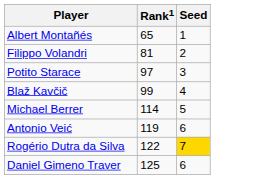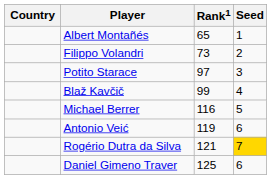+ column: (33, 15)
(147, 53) 81 -> (203, 53) 73
(150, 109) 114 -> (206, 109) 116
(150, 146) 122 -> (206, 146) 121
